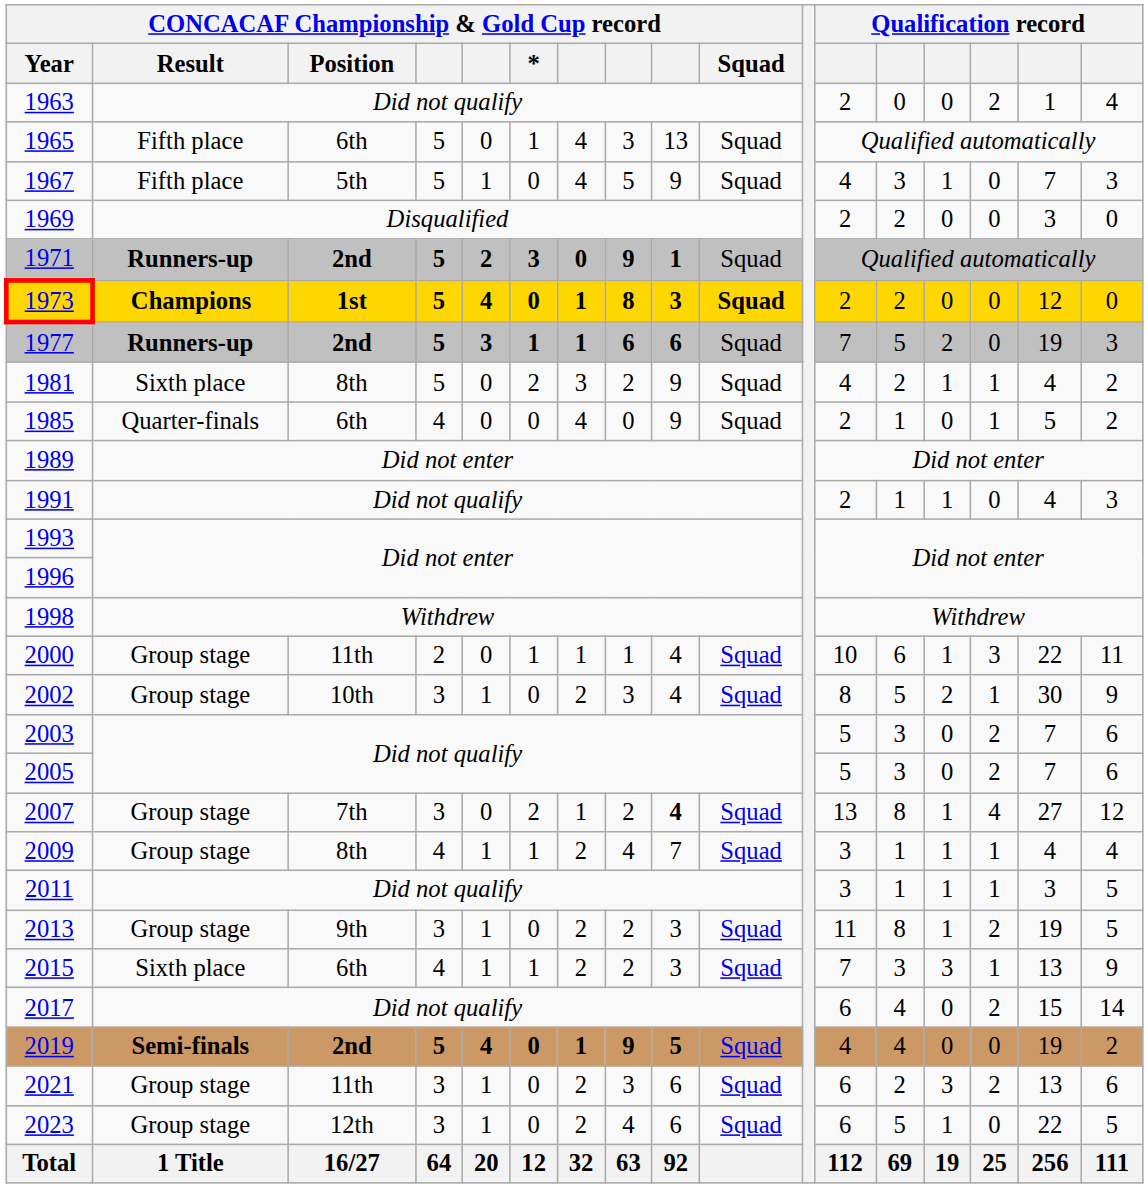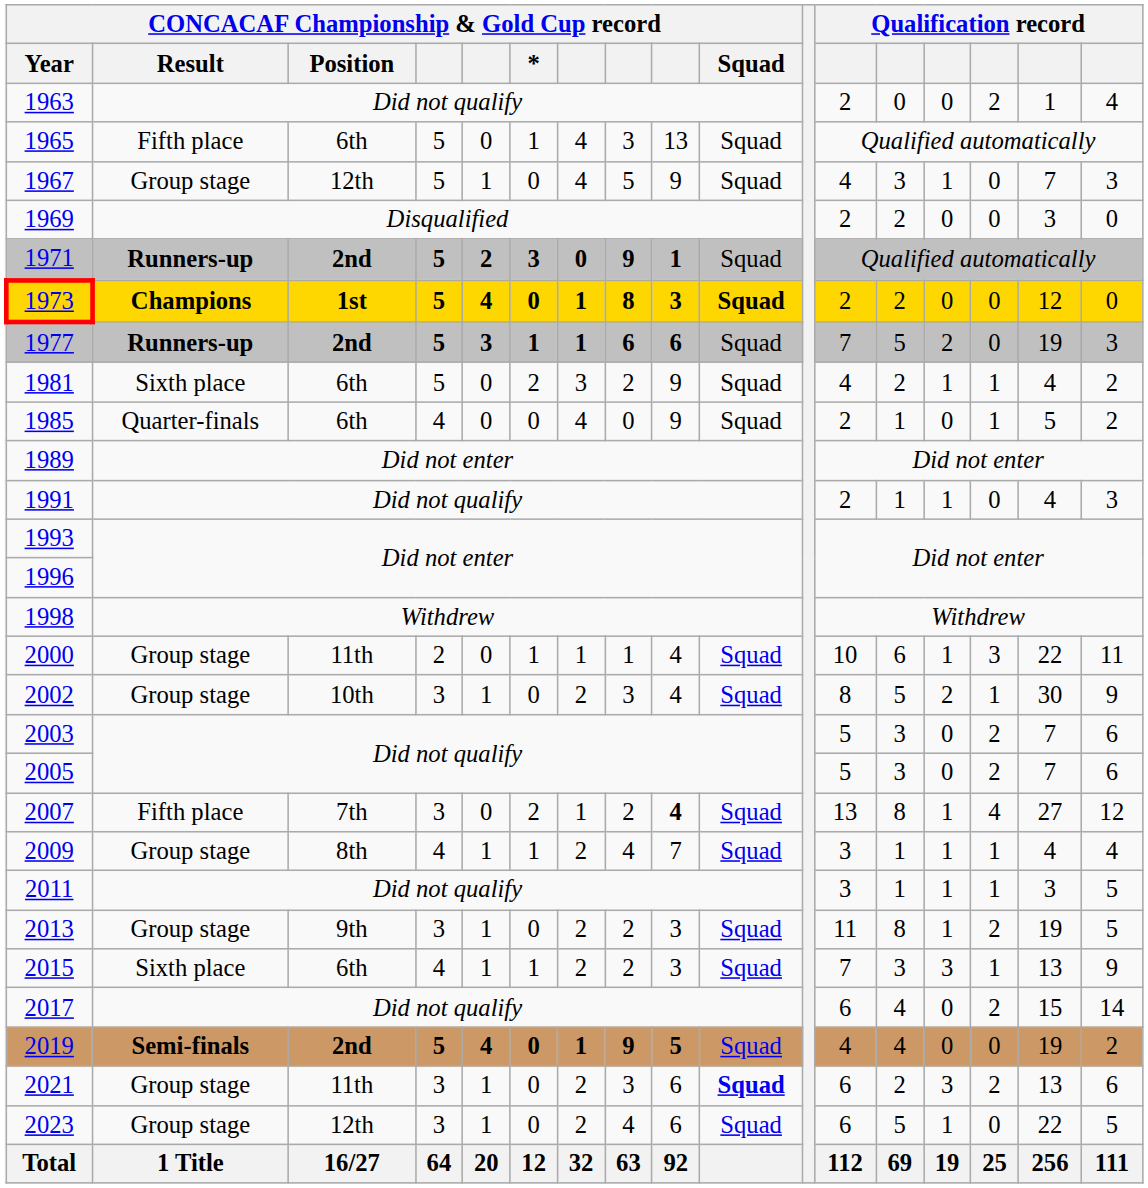(190, 180) Fifth place -> (190, 180) Group stage
(352, 180) 5th -> (352, 180) 12th
(352, 381) 8th -> (352, 381) 6th
(190, 811) Group stage -> (190, 811) Fifth place
(751, 1085) normal -> (751, 1085) bold
